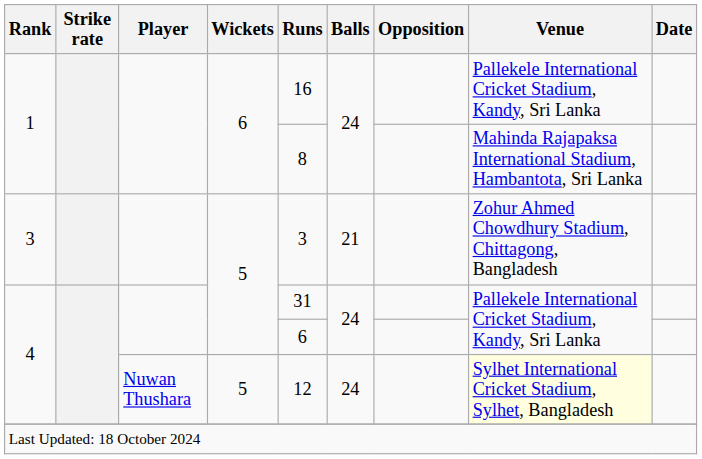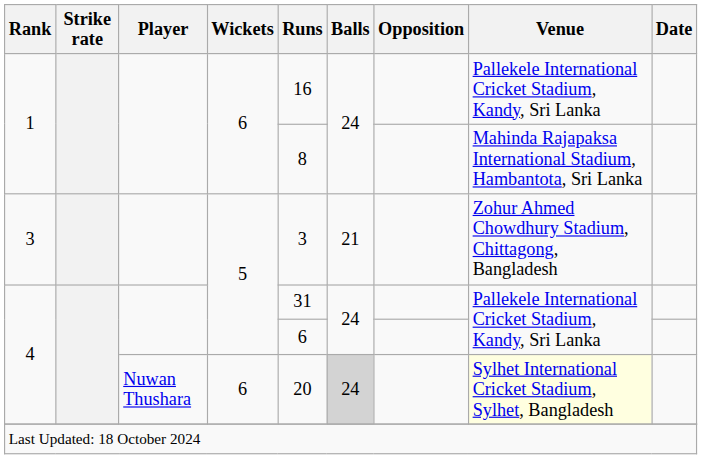(242, 389) 5 -> (242, 389) 6
(302, 389) 12 -> (302, 389) 20
(350, 389) no background -> (350, 389) lightgrey background
